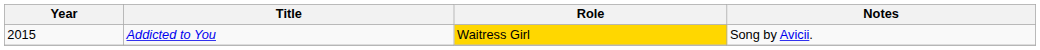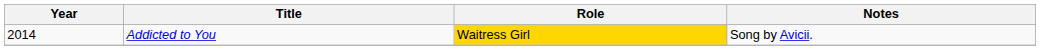(22, 34) 2015 -> (22, 34) 2014
